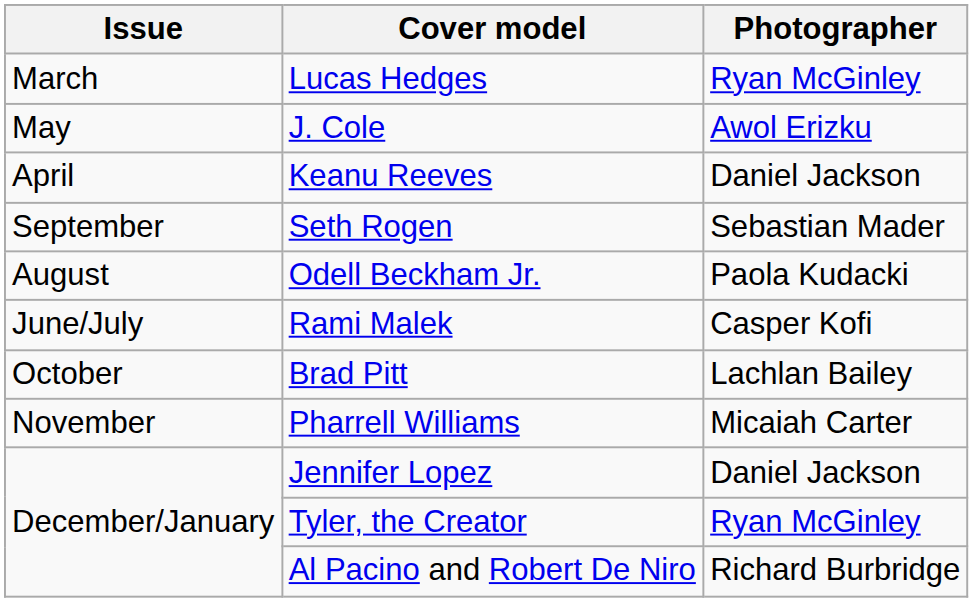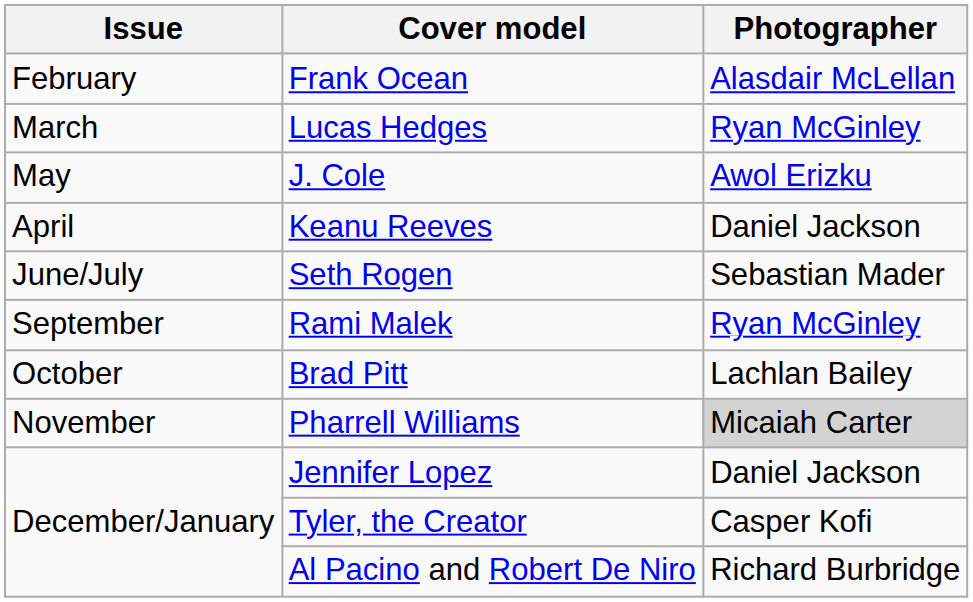+ row: (378, 78)
(88, 226) September -> (78, 275) June/July
- row: (415, 275)
(78, 324) June/July -> (88, 324) September
(791, 324) Casper Kofi -> (815, 324) Ryan McGinley
(811, 422) no background -> (811, 422) lightgrey background
(815, 521) Ryan McGinley -> (791, 521) Casper Kofi
